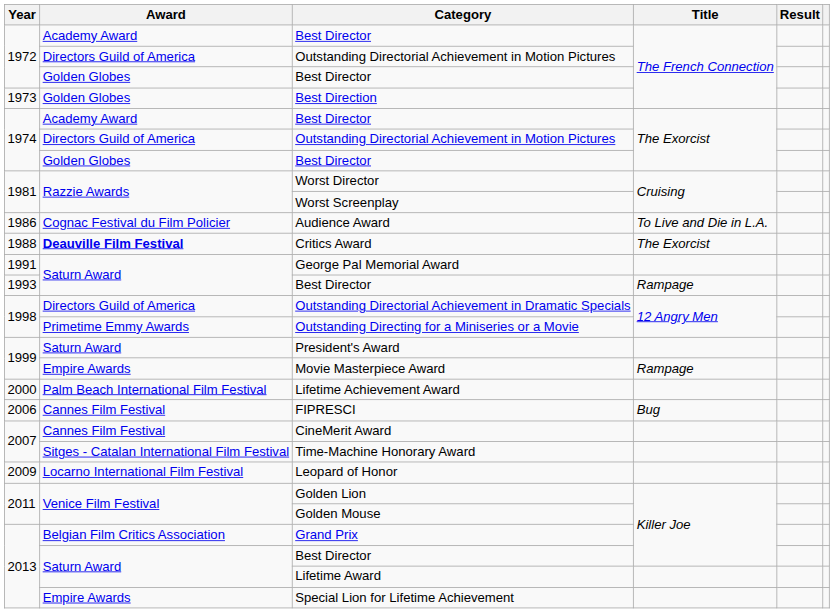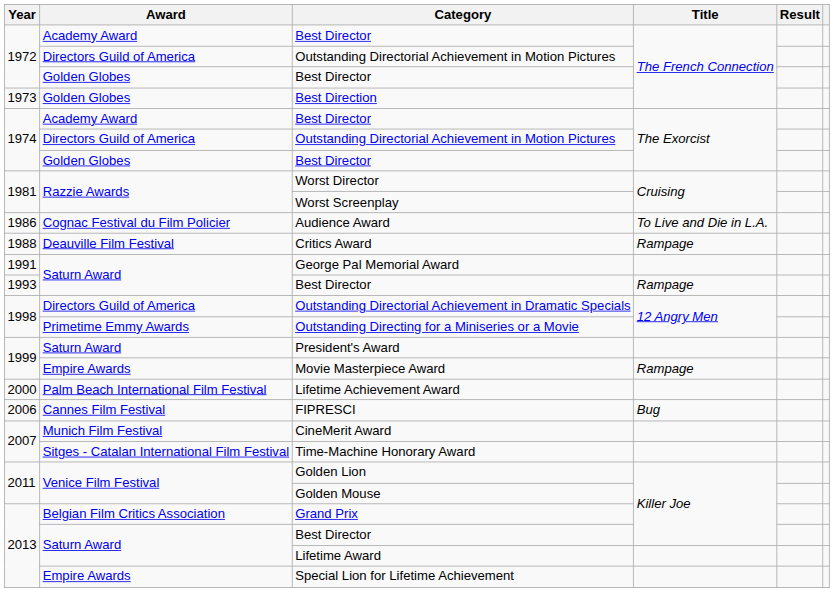(113, 243) bold -> (108, 243) normal
(673, 243) The Exorcist -> (665, 243) Rampage
(104, 431) Cannes Film Festival -> (102, 431) Munich Film Festival
- row: (22, 472)
